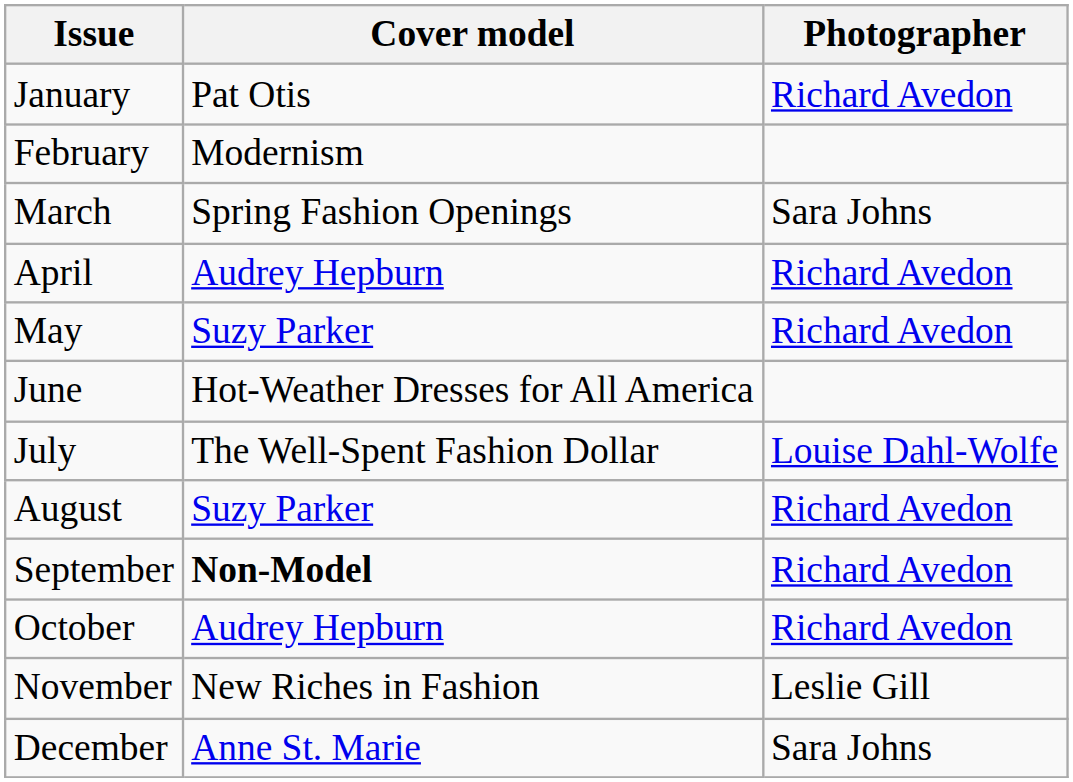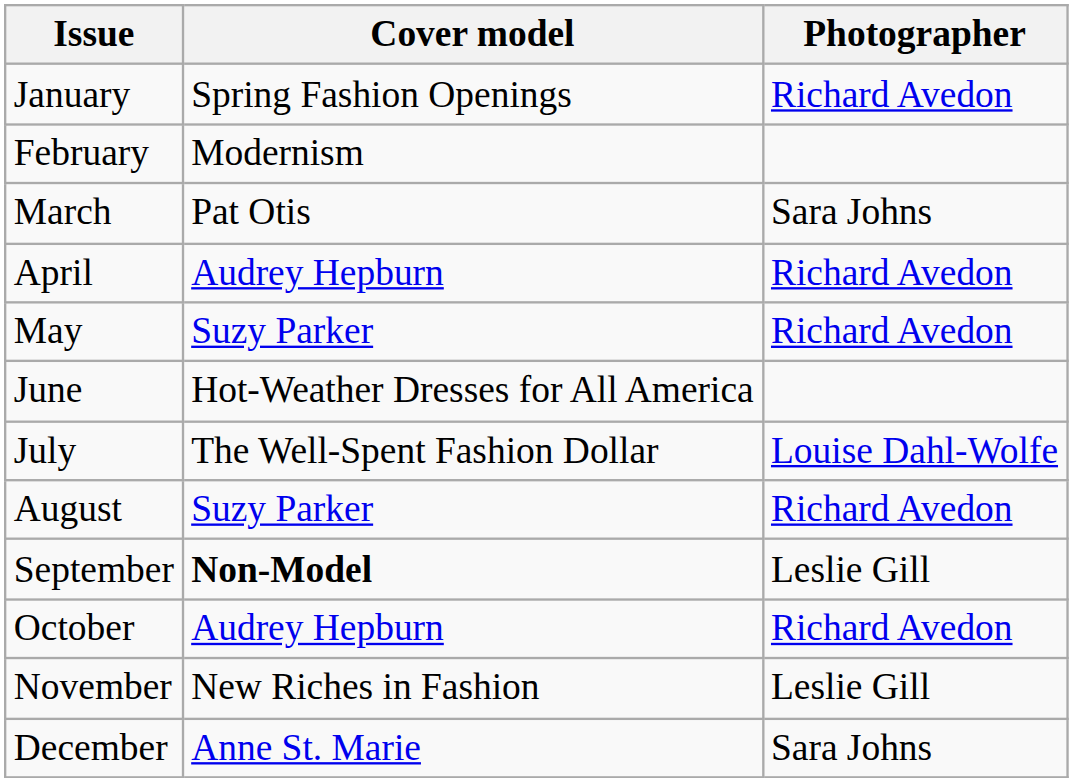(251, 93) Pat Otis -> (381, 93) Spring Fashion Openings
(381, 212) Spring Fashion Openings -> (251, 212) Pat Otis
(892, 568) Richard Avedon -> (851, 568) Leslie Gill
